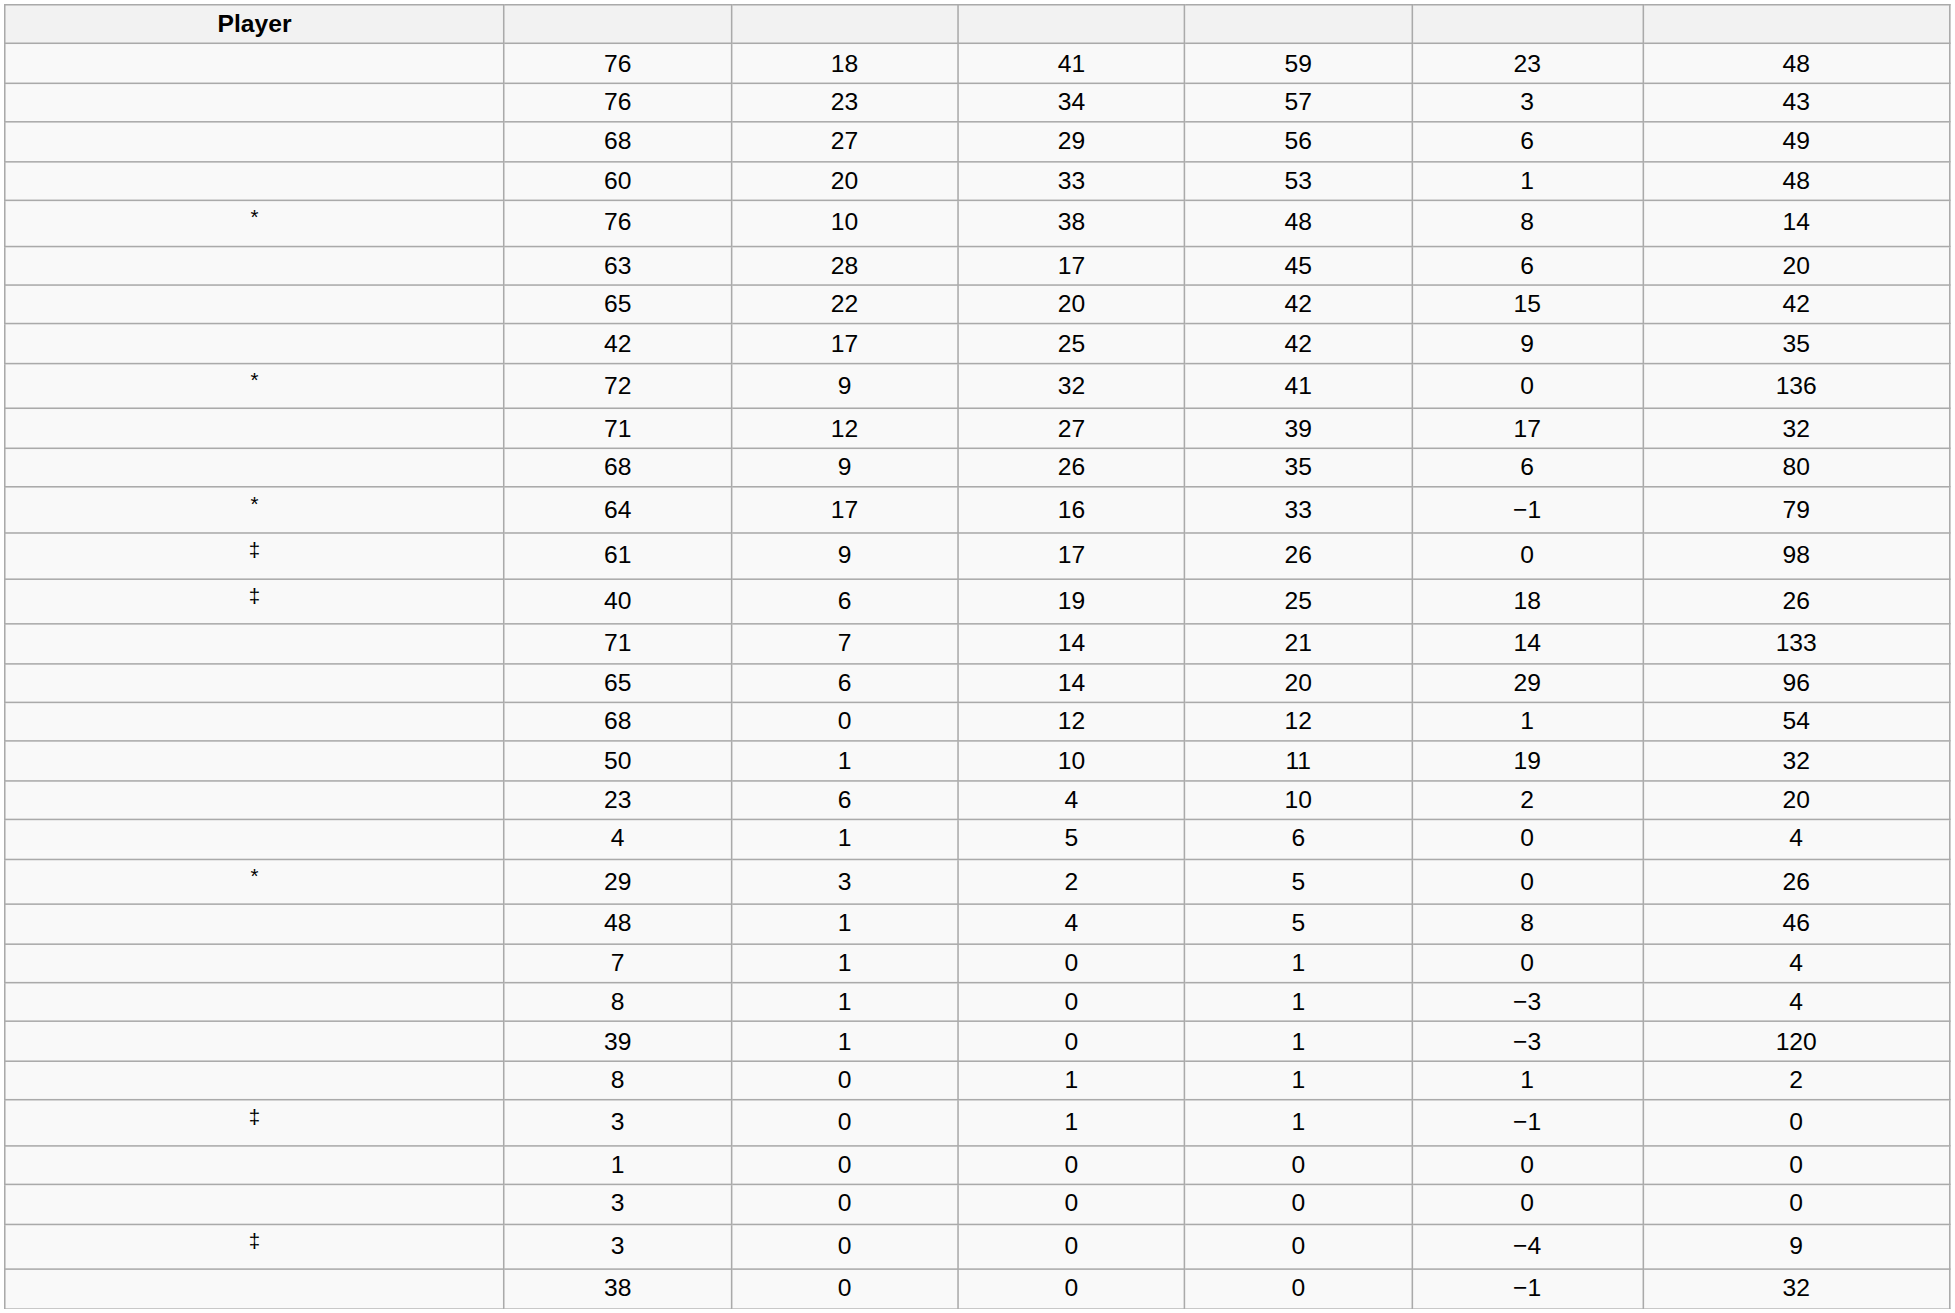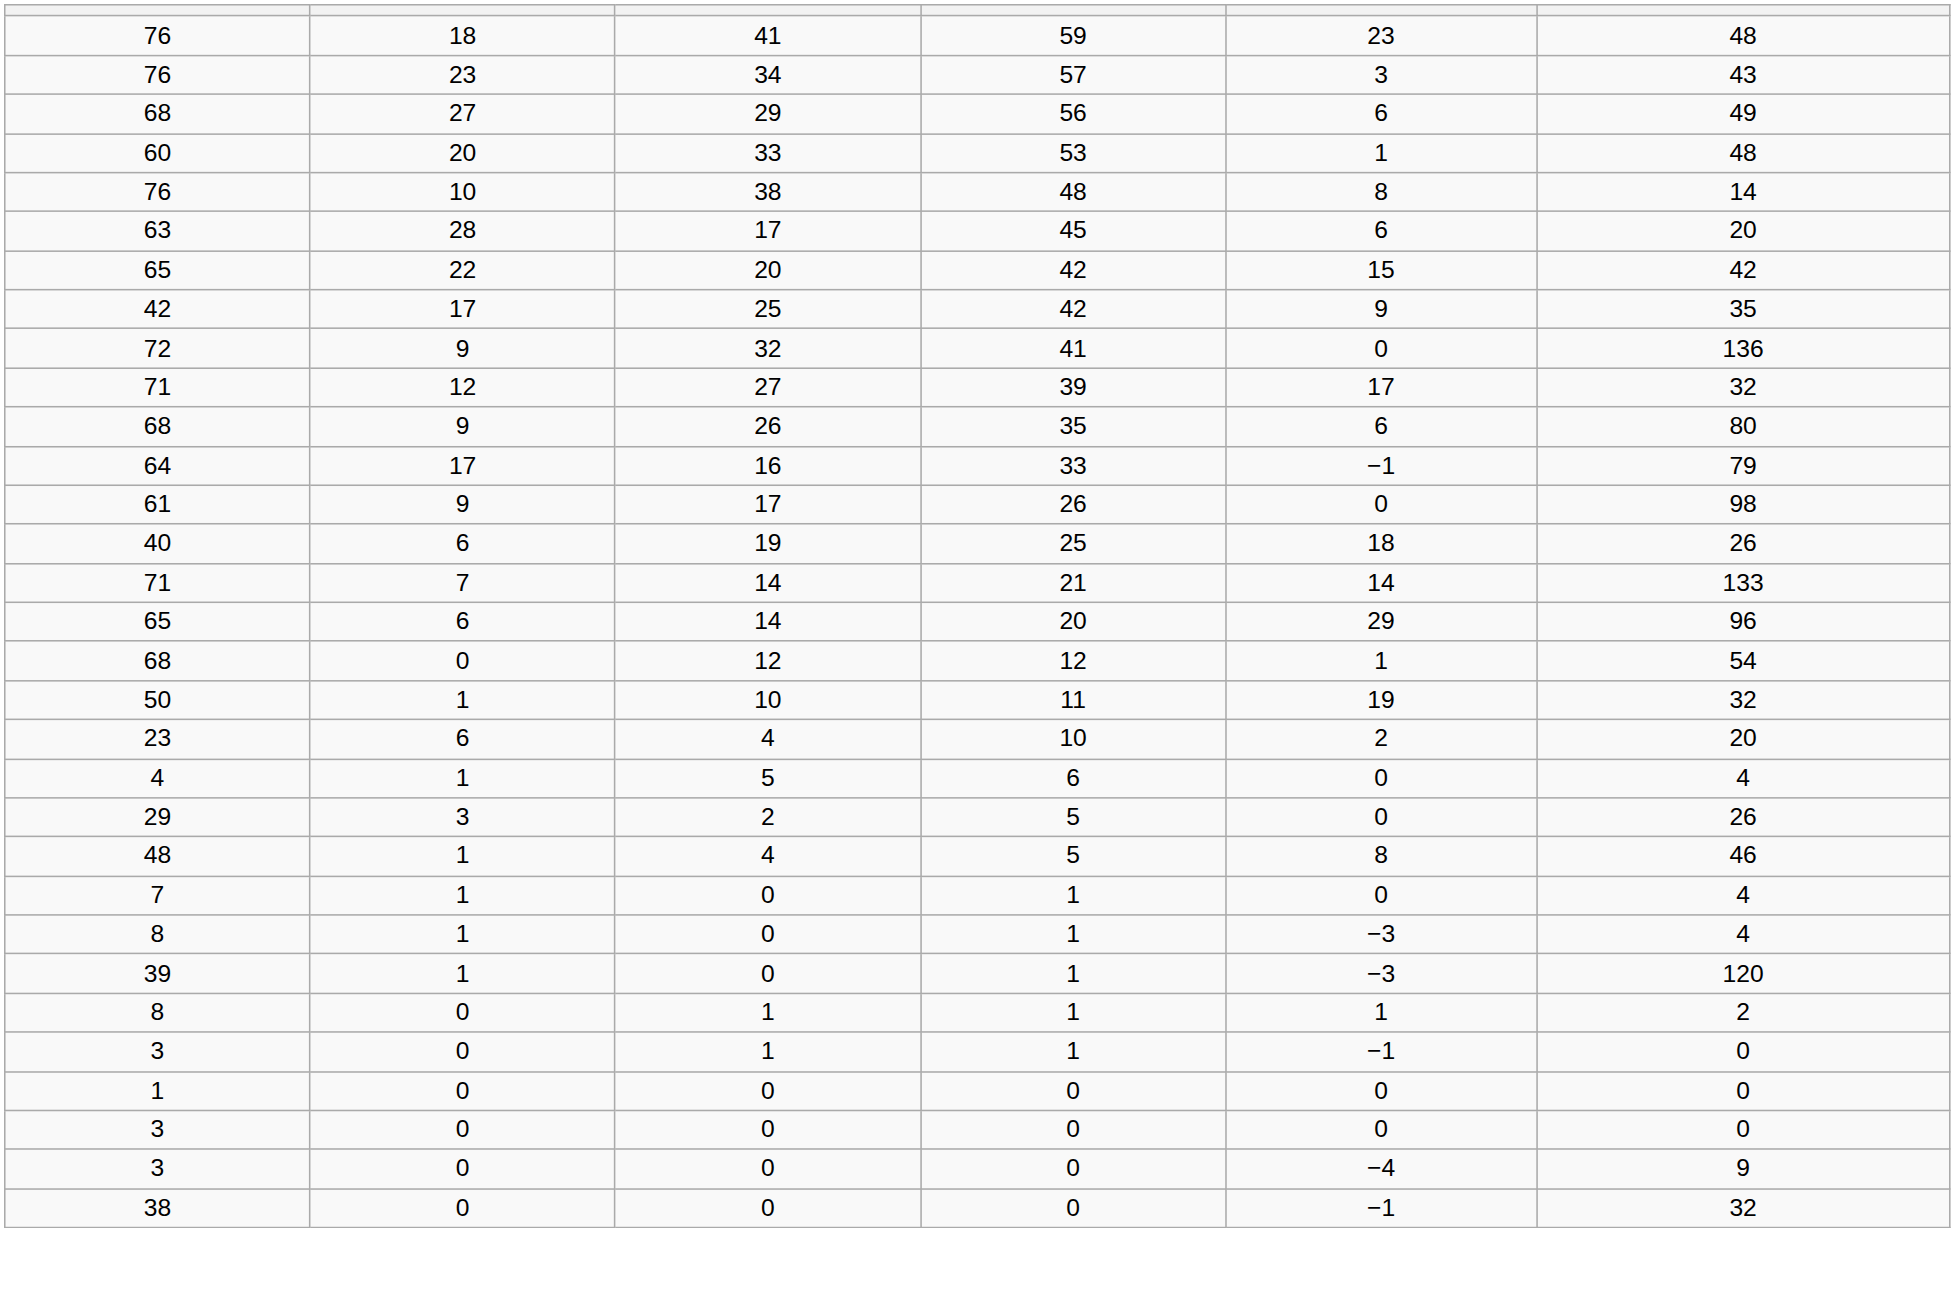- column: (255, 24)
